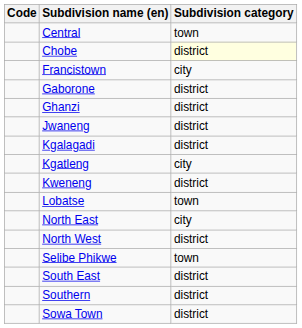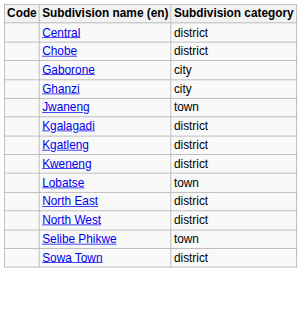(186, 32) town -> (191, 32) district
(191, 51) lightyellow background -> (191, 51) no background
- row: (74, 70)
(191, 88) district -> (183, 70) city
(191, 107) district -> (183, 88) city
(191, 126) district -> (186, 107) town
(183, 164) city -> (191, 145) district
(183, 220) city -> (191, 201) district
- row: (71, 276)
- row: (66, 295)
